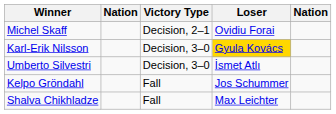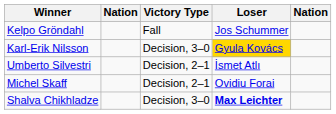rows swapped: (37, 30) <-> (45, 83)
(176, 65) Decision, 3–0 -> (176, 65) Decision, 2–1
(152, 100) Fall -> (176, 100) Decision, 3–0
(246, 100) normal -> (249, 100) bold
